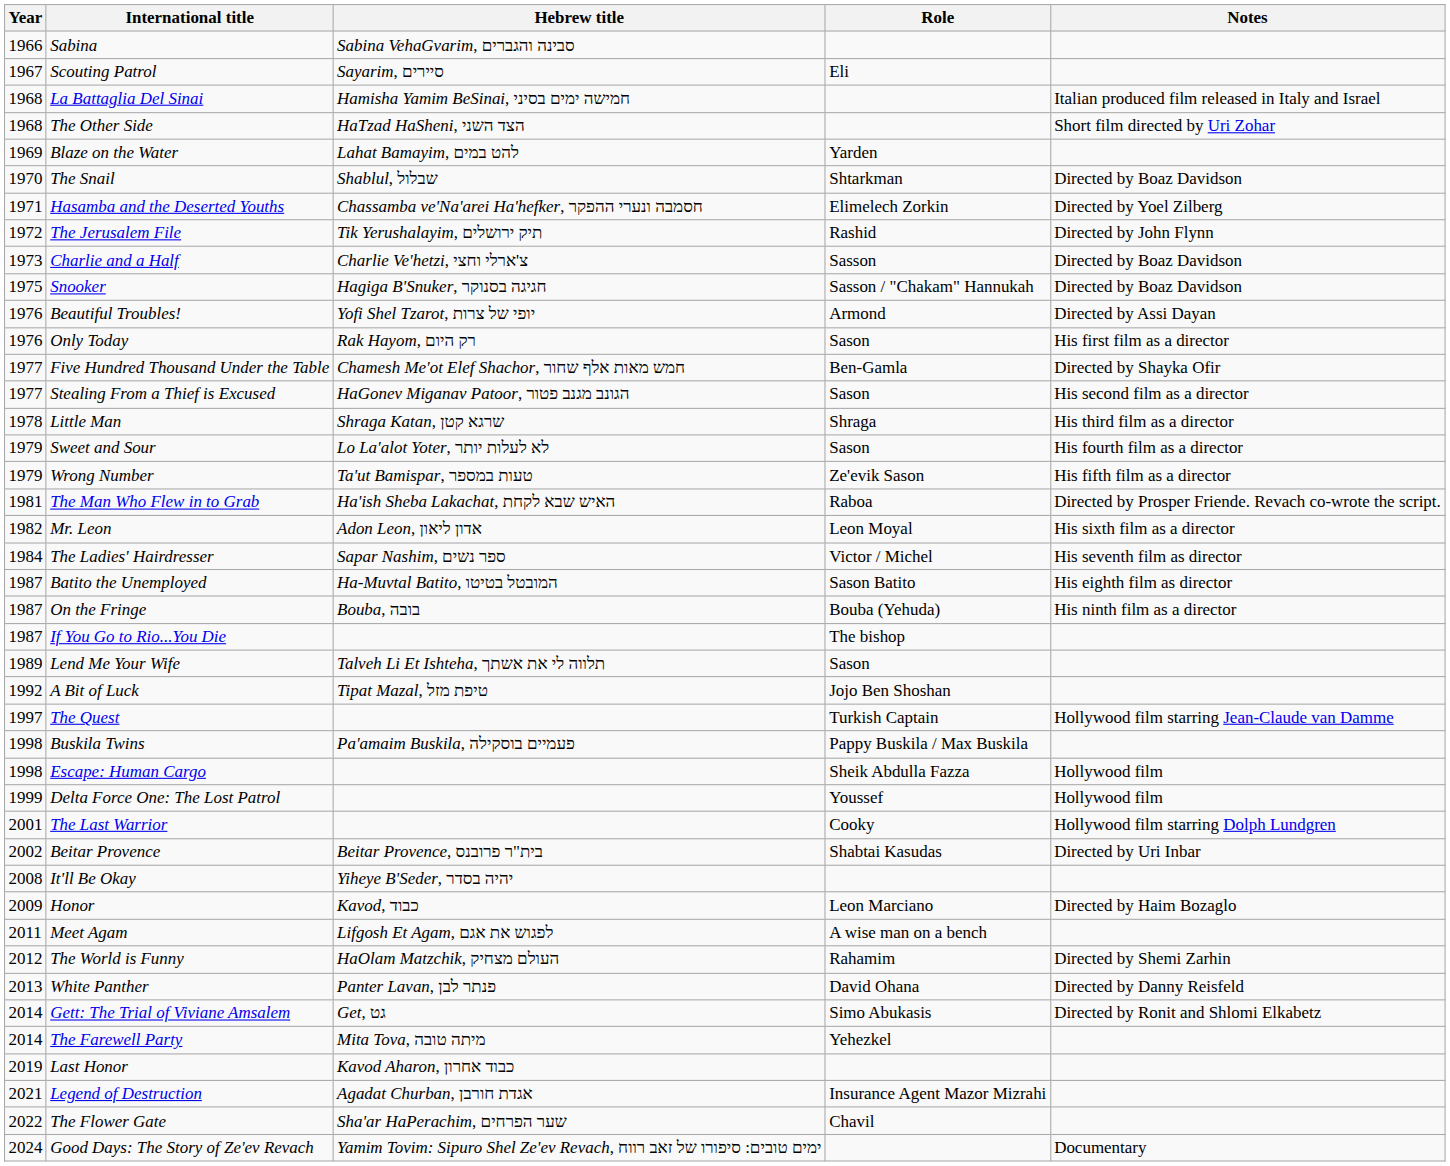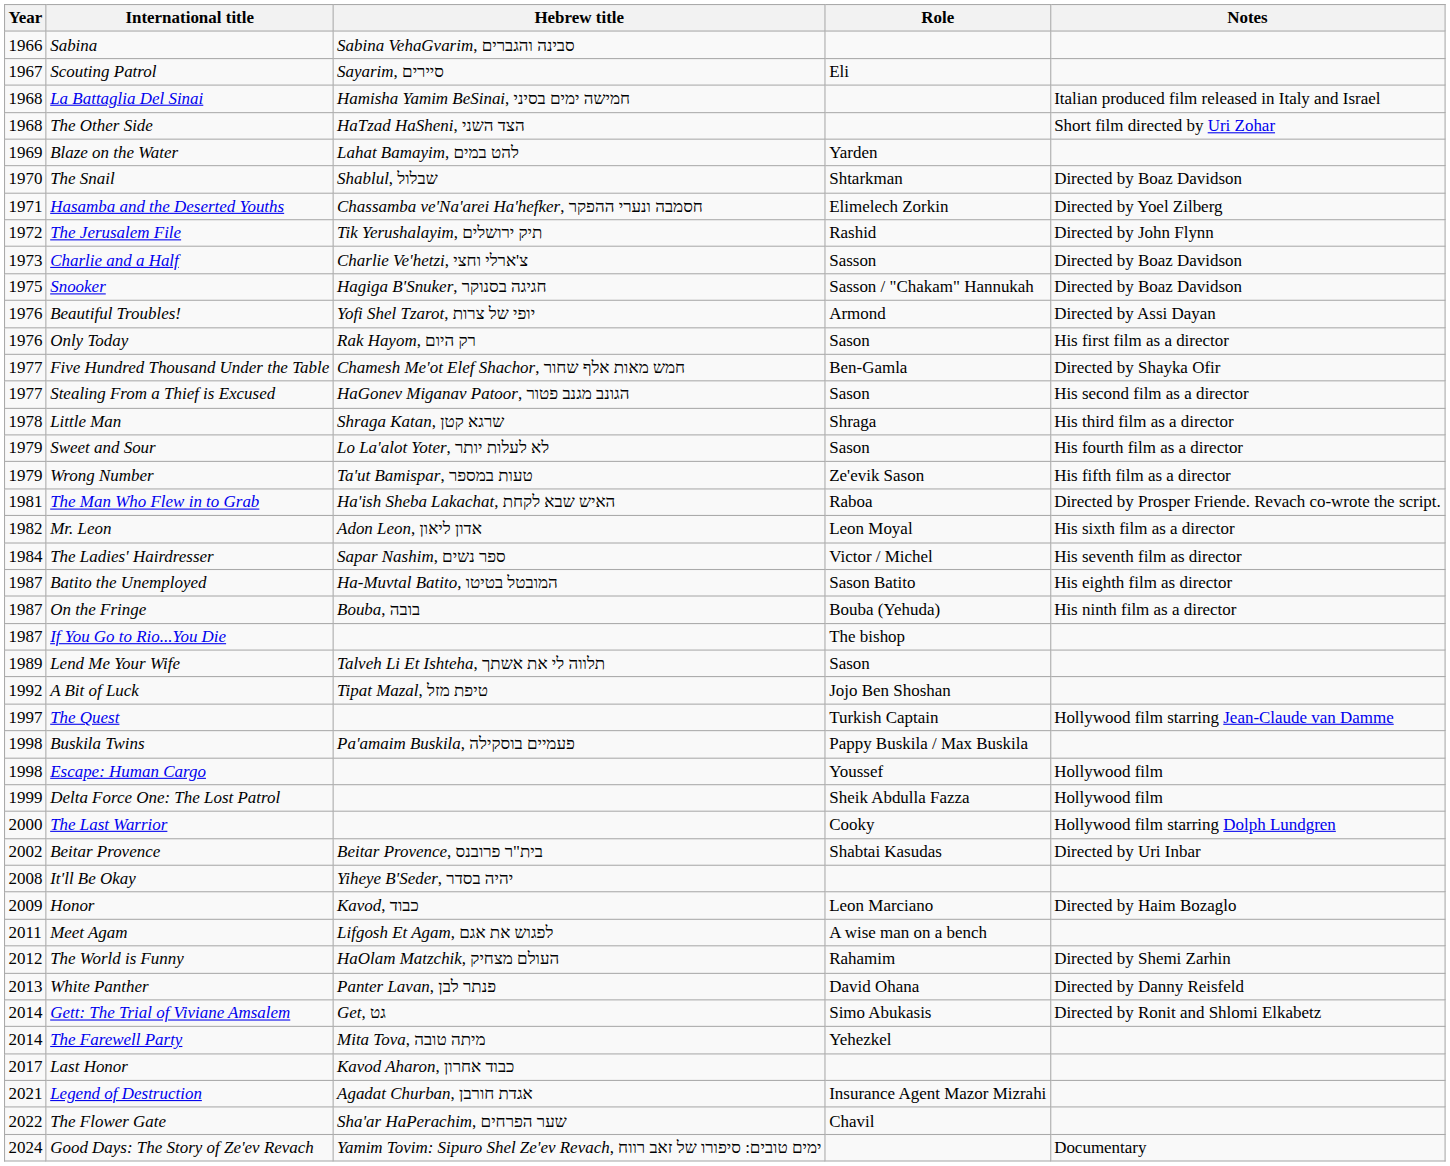(899, 771) Sheik Abdulla Fazza -> (856, 771) Youssef
(856, 797) Youssef -> (899, 797) Sheik Abdulla Fazza
(25, 824) 2001 -> (25, 824) 2000
(25, 1066) 2019 -> (25, 1066) 2017
